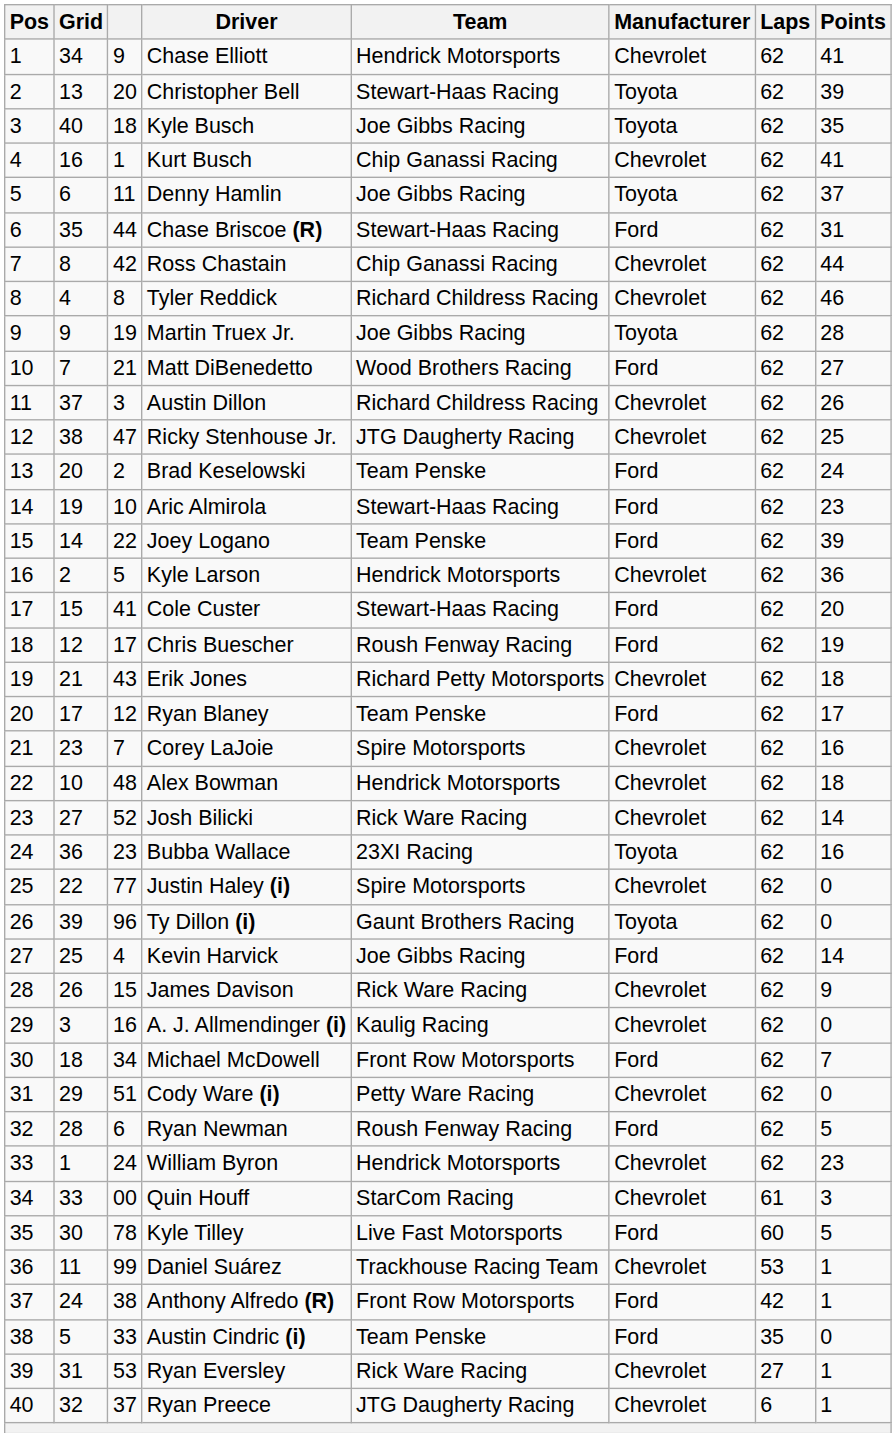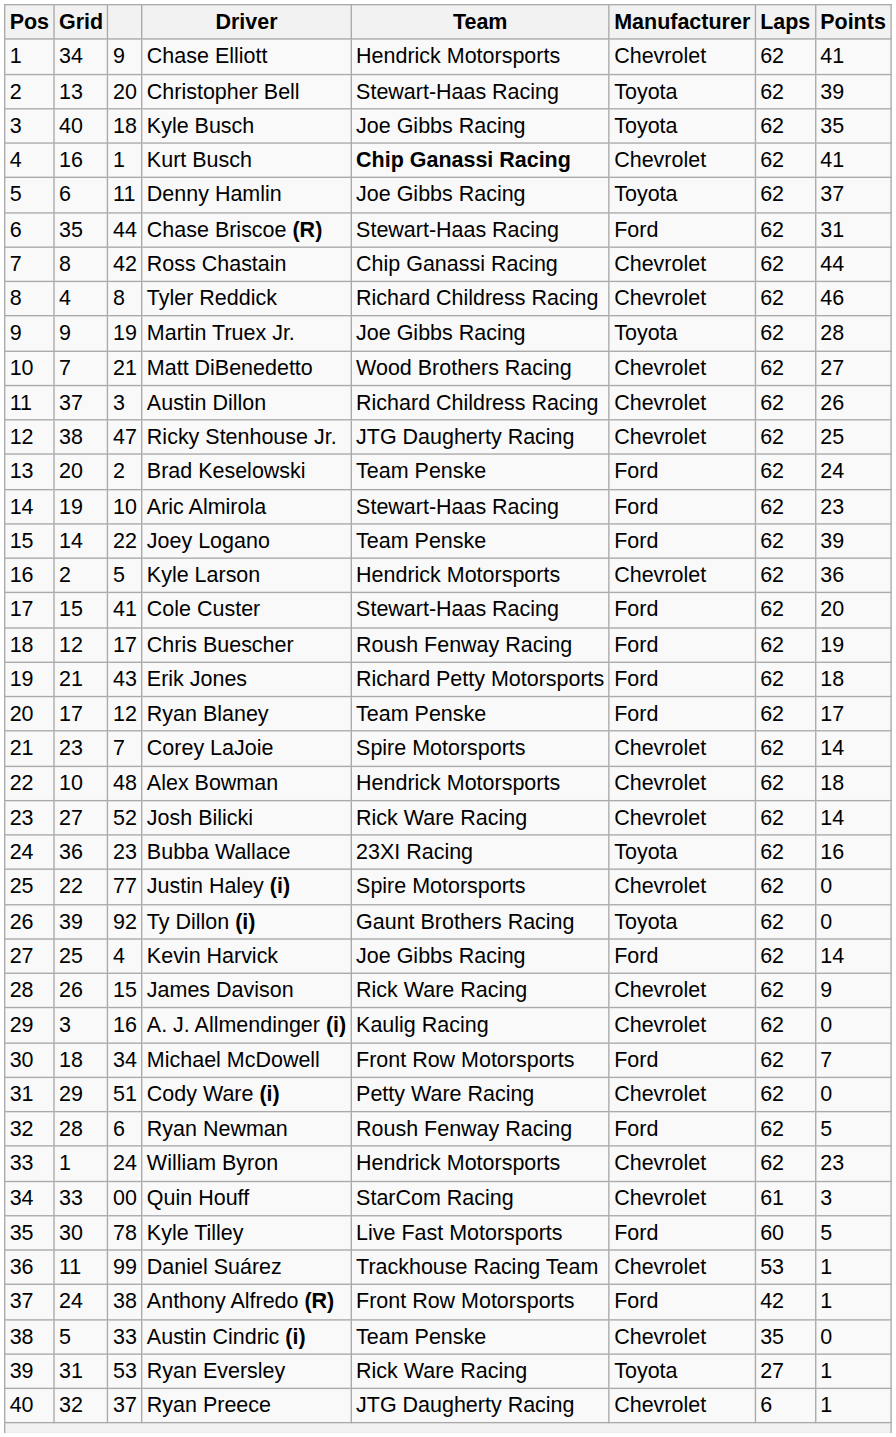(457, 159) normal -> (463, 159) bold
(636, 367) Ford -> (660, 367) Chevrolet
(660, 678) Chevrolet -> (636, 678) Ford
(832, 747) 16 -> (832, 747) 14
(125, 920) 96 -> (125, 920) 92
(636, 1335) Ford -> (660, 1335) Chevrolet
(660, 1370) Chevrolet -> (646, 1370) Toyota
